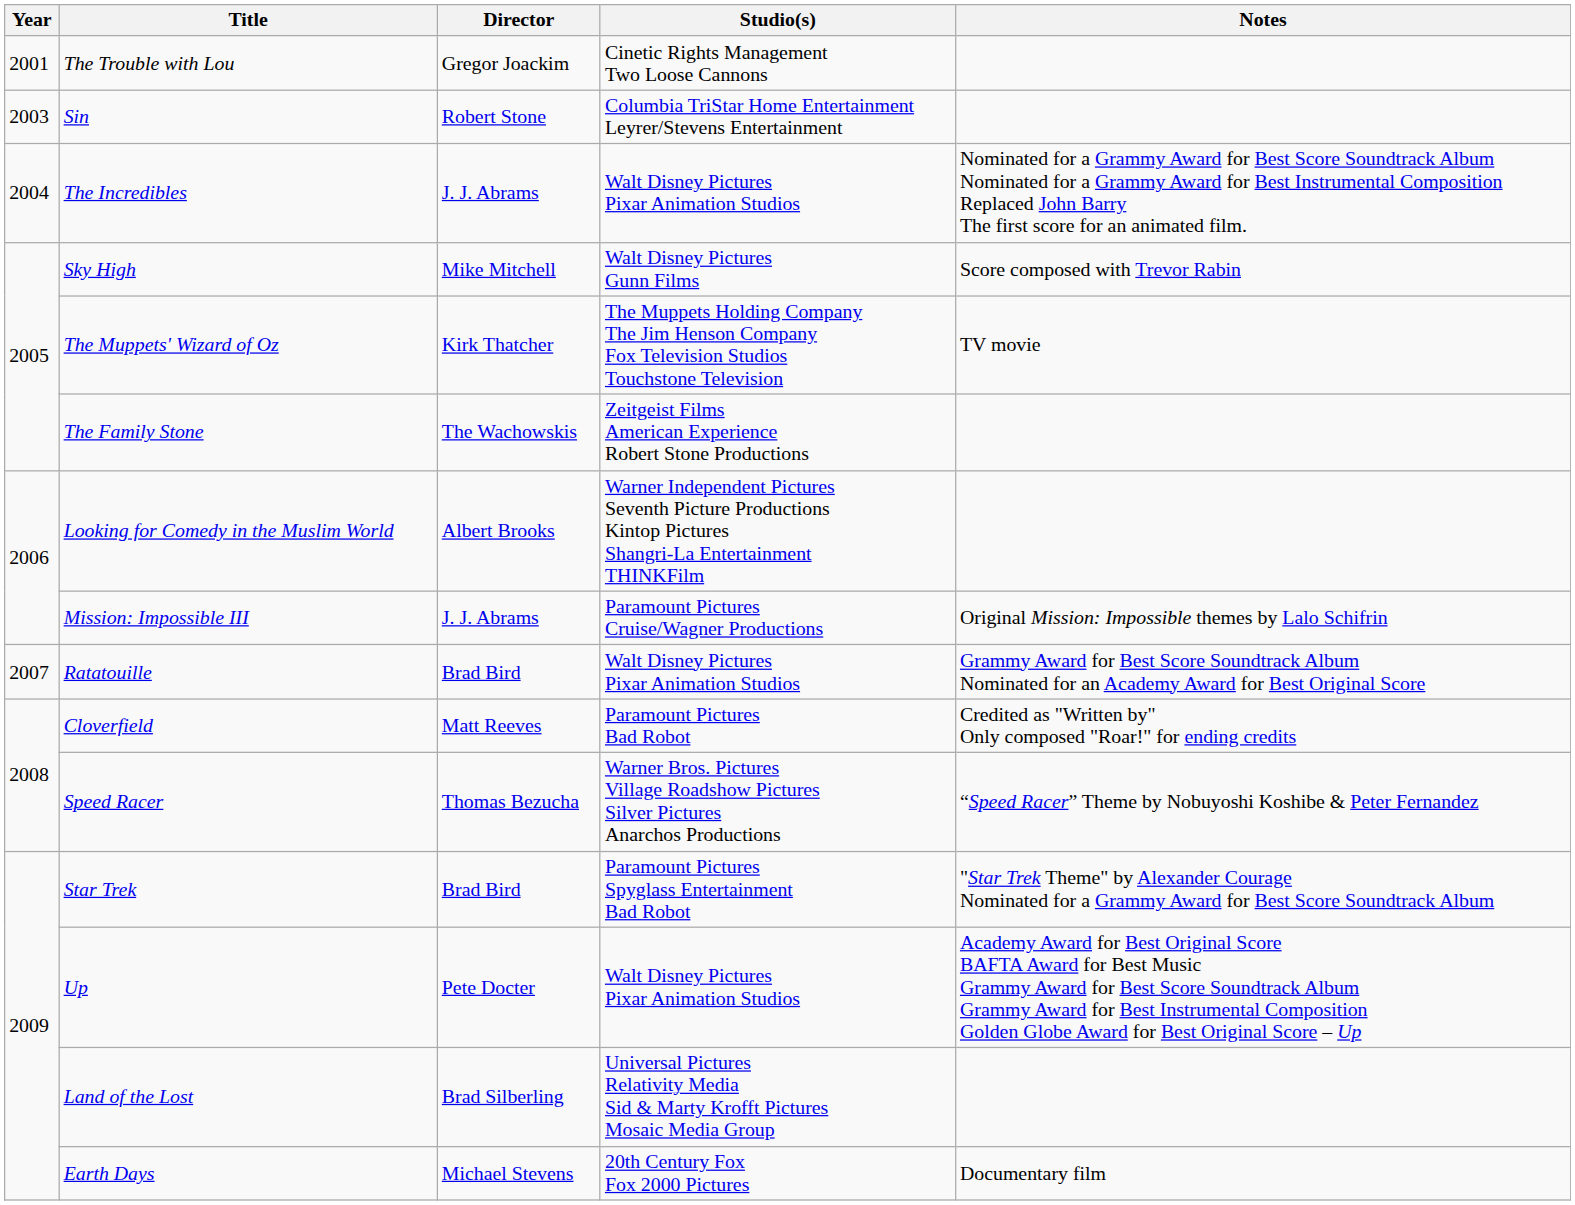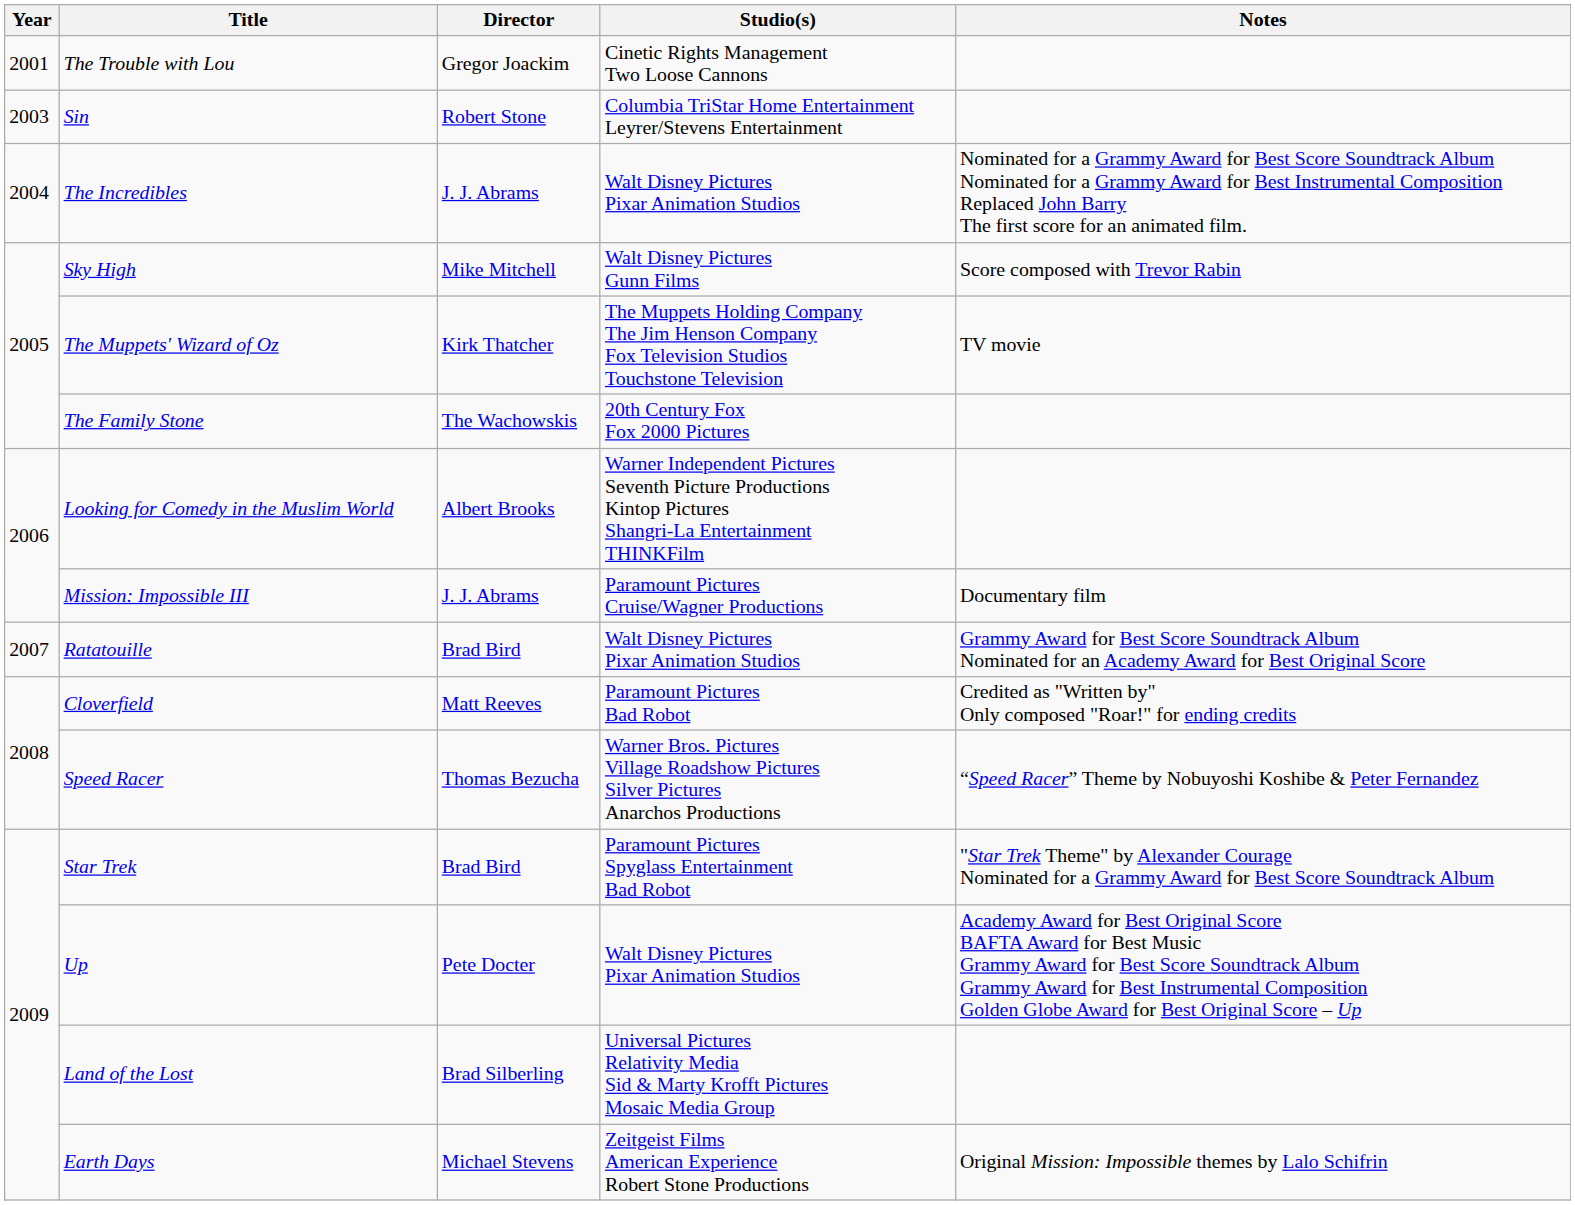(707, 432) Zeitgeist Films American Experience Robert Stone Productions -> (677, 421) 20th Century Fox Fox 2000 Pictures
(1174, 617) Original Mission: Impossible themes by Lalo Schifrin -> (1033, 595) Documentary film
(677, 1172) 20th Century Fox Fox 2000 Pictures -> (707, 1161) Zeitgeist Films American Experience Robert Stone Productions
(1033, 1172) Documentary film -> (1174, 1161) Original Mission: Impossible themes by Lalo Schifrin
